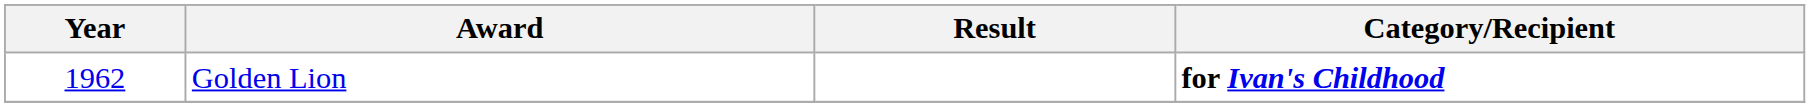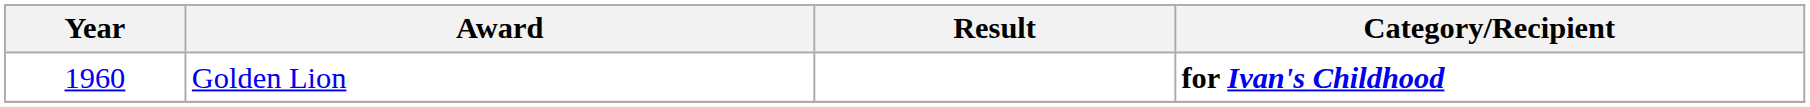(95, 76) 1962 -> (95, 76) 1960
